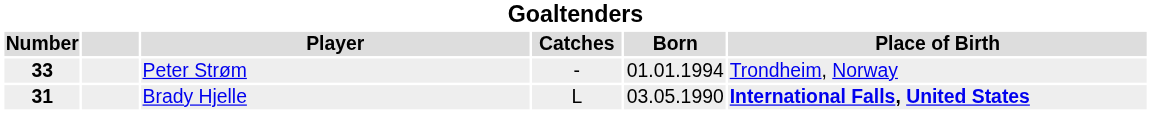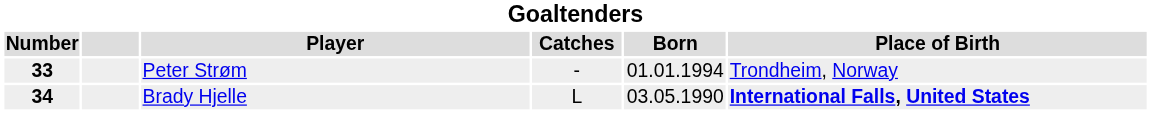(42, 97) 31 -> (42, 97) 34
